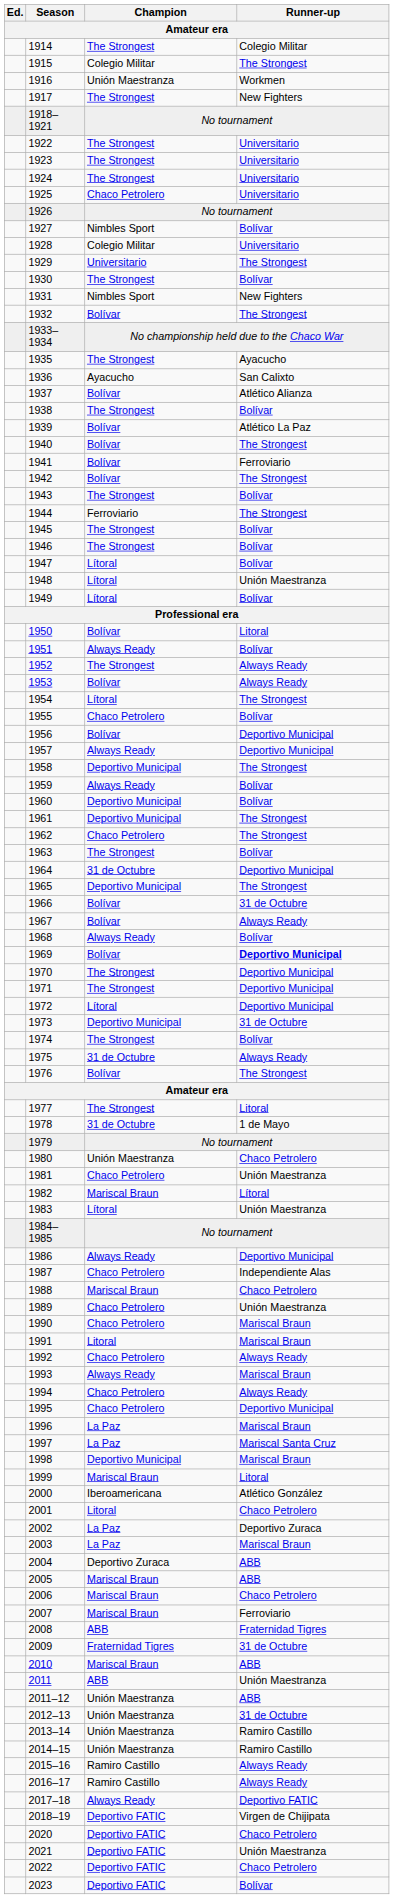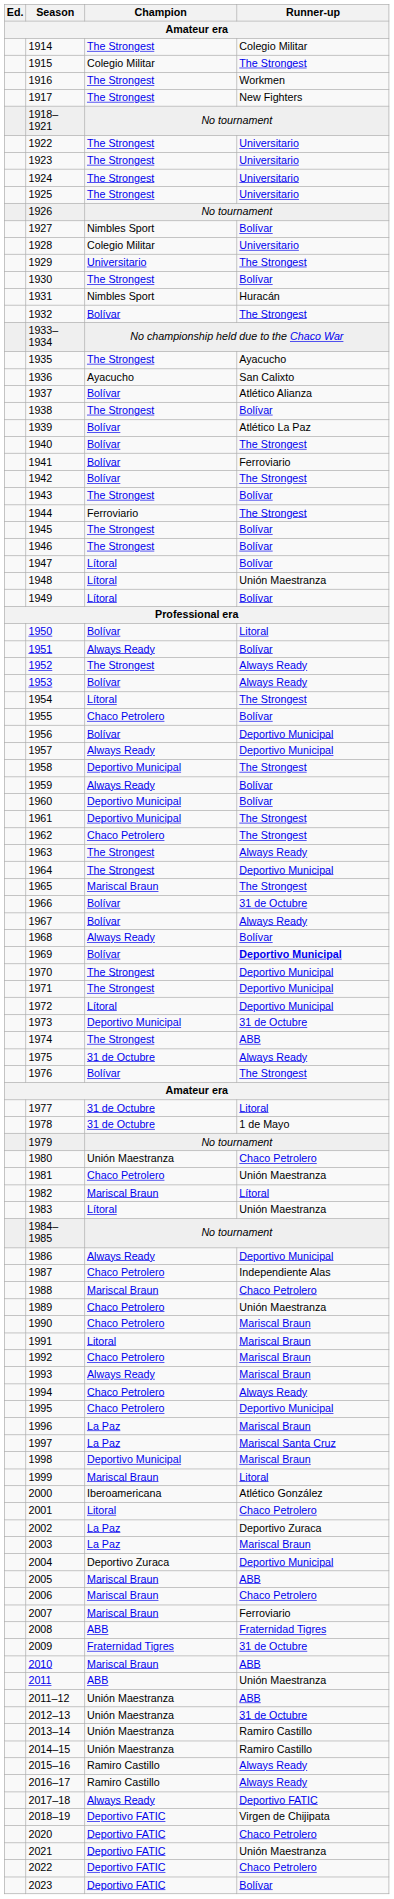(130, 81) Unión Maestranza -> (121, 81) The Strongest
(126, 195) Chaco Petrolero -> (121, 195) The Strongest
(271, 297) New Fighters -> (260, 297) Huracán
(256, 853) Bolívar -> (273, 853) Always Ready
(121, 870) 31 de Octubre -> (121, 870) The Strongest
(134, 887) Deportivo Municipal -> (123, 887) Mariscal Braun
(256, 1040) Bolívar -> (250, 1040) ABB
(121, 1108) The Strongest -> (121, 1108) 31 de Octubre
(273, 1358) Always Ready -> (275, 1358) Mariscal Braun
(250, 1562) ABB -> (286, 1562) Deportivo Municipal
